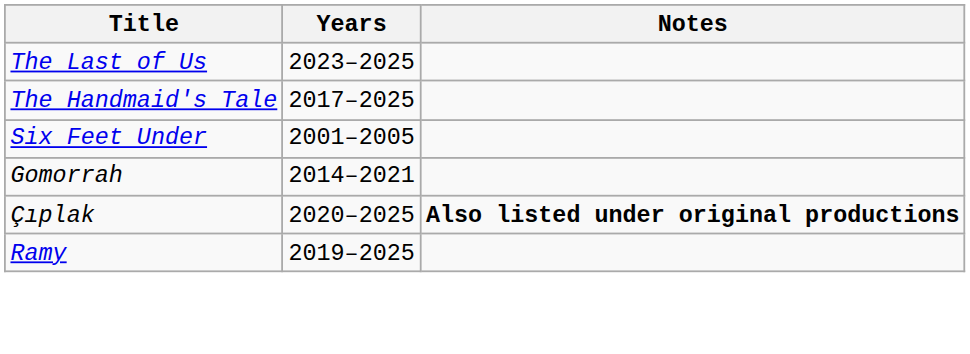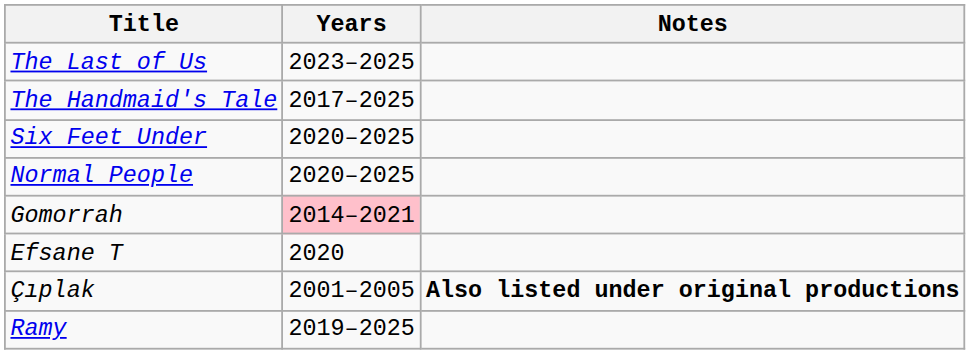(352, 138) 2001–2005 -> (352, 138) 2020–2025
+ row: (102, 177)
(352, 177) no background -> (352, 215) pink background
+ row: (67, 253)
(352, 215) 2020–2025 -> (352, 291) 2001–2005
